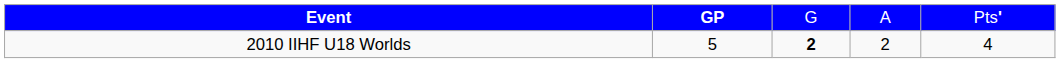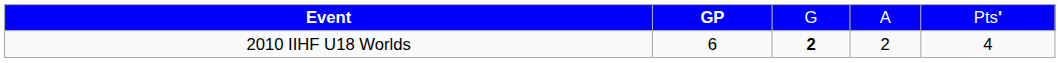(712, 44) 5 -> (712, 44) 6
